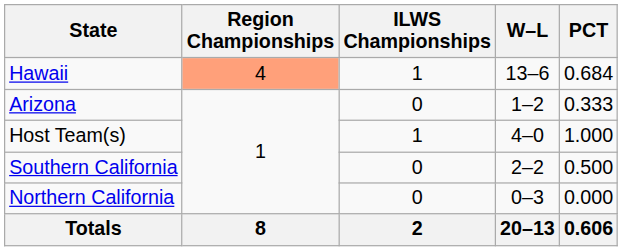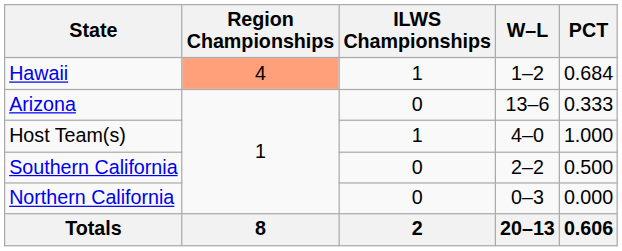(527, 73) 13–6 -> (527, 73) 1–2
(527, 104) 1–2 -> (527, 104) 13–6
